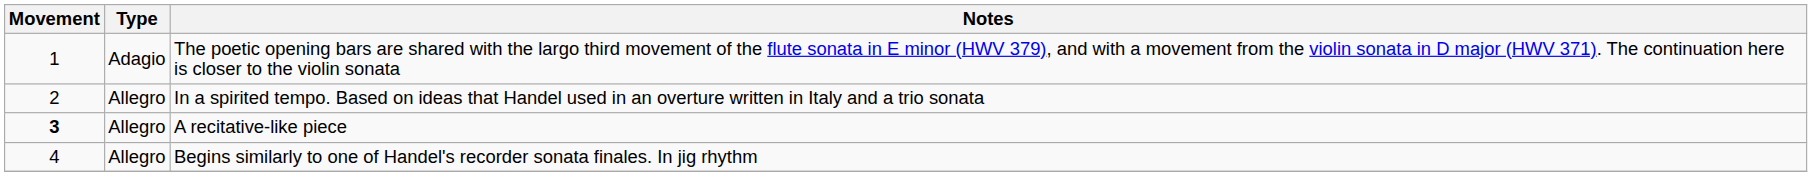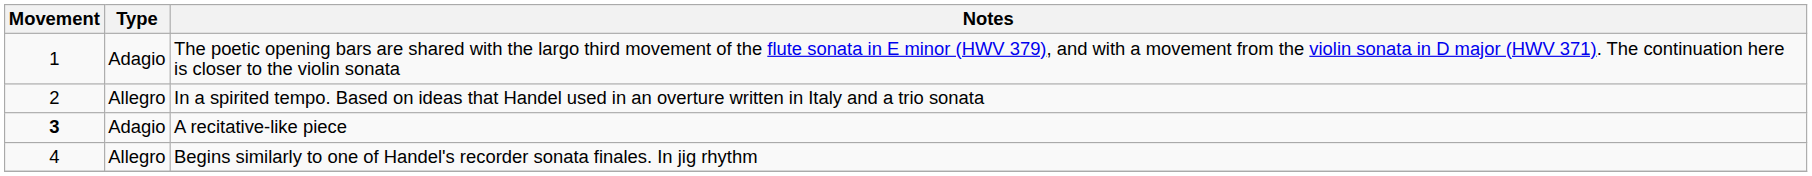(137, 127) Allegro -> (137, 127) Adagio
